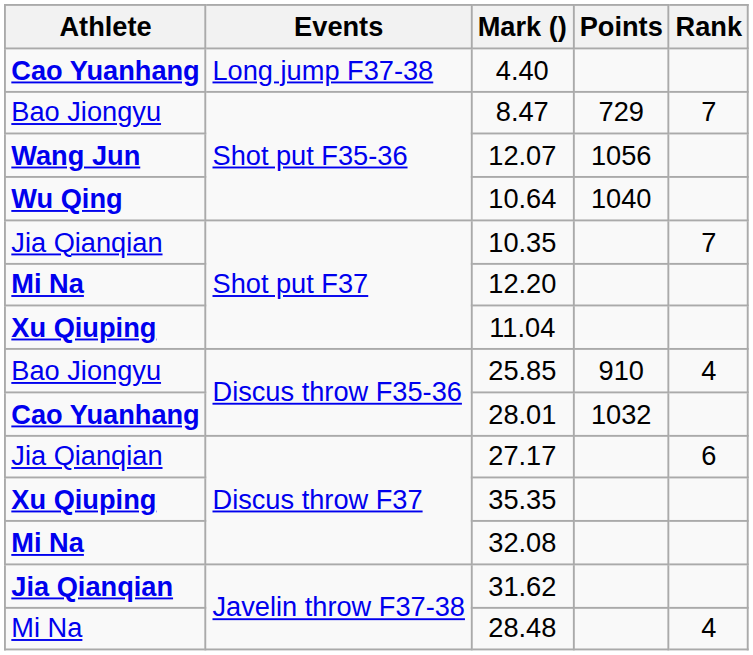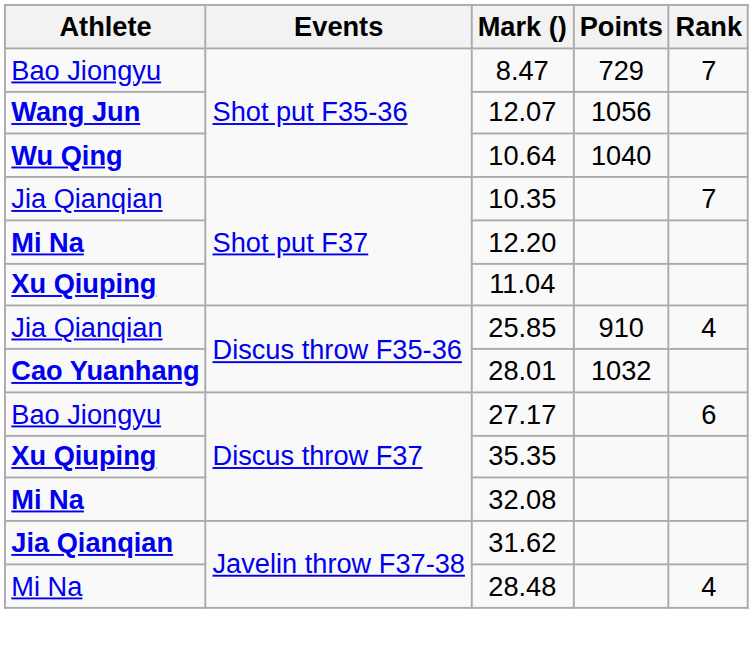- row: (522, 70)
(86, 371) Bao Jiongyu -> (87, 328) Jia Qianqian
(87, 457) Jia Qianqian -> (86, 414) Bao Jiongyu
